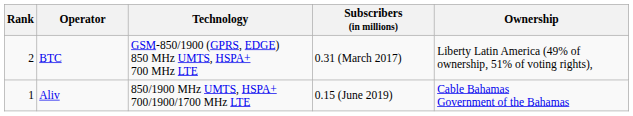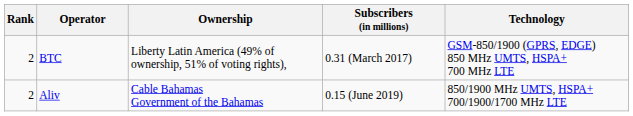columns swapped: (220, 20) <-> (532, 20)
(31, 95) 1 -> (31, 95) 2
